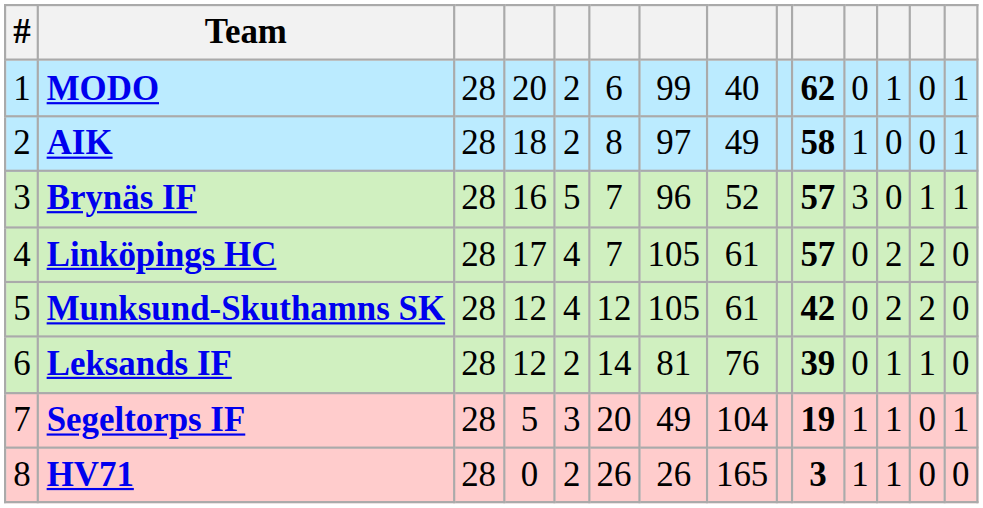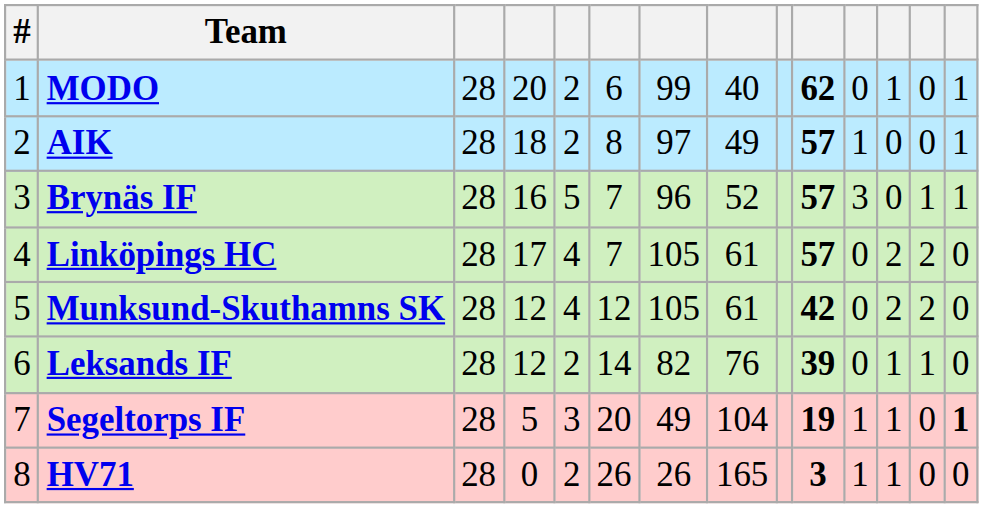(818, 142) 58 -> (818, 142) 57
(674, 364) 81 -> (674, 364) 82
(961, 419) normal -> (961, 419) bold
